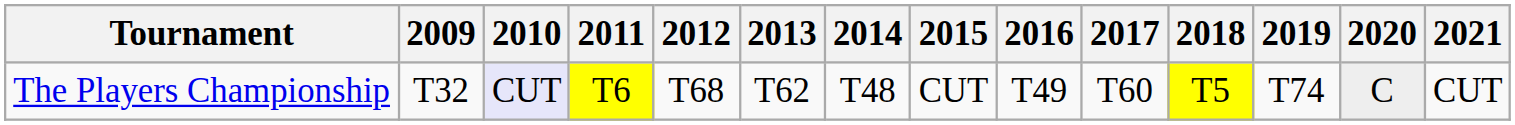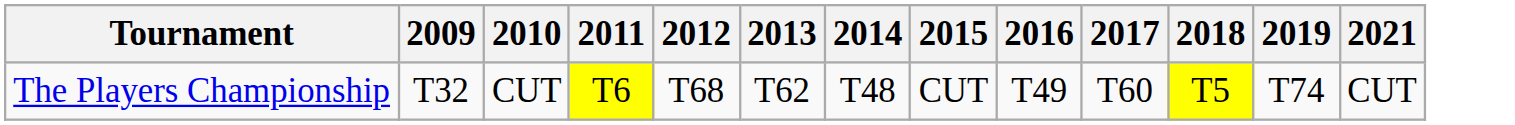- column: (1382, 33)
(527, 90) lavender background -> (527, 90) no background
